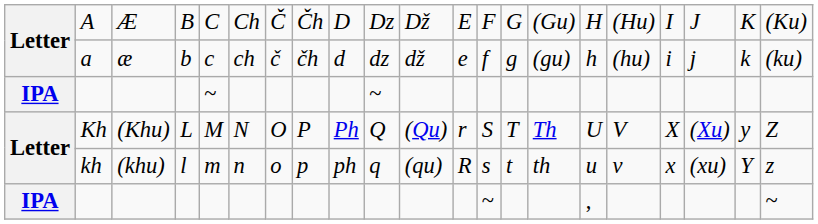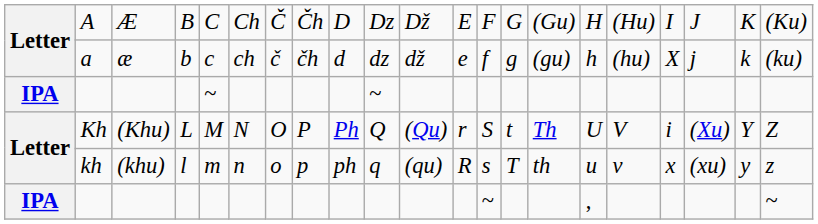(669, 58) i -> (672, 58) X
(512, 129) T -> (509, 129) t
(672, 129) X -> (669, 129) i
(745, 129) y -> (746, 129) Y
(509, 165) t -> (512, 165) T
(746, 165) Y -> (745, 165) y
